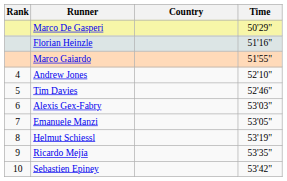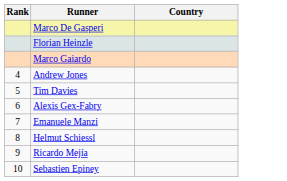- column: (260, 12)
